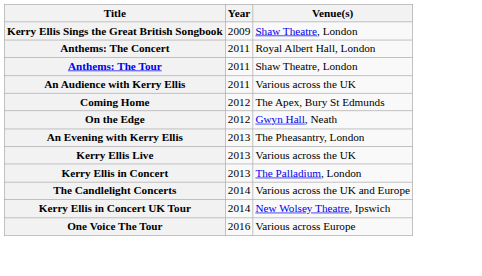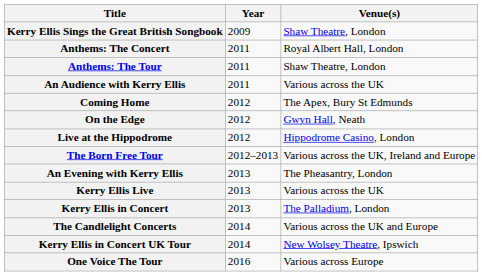+ row: (115, 137)
+ row: (115, 155)
